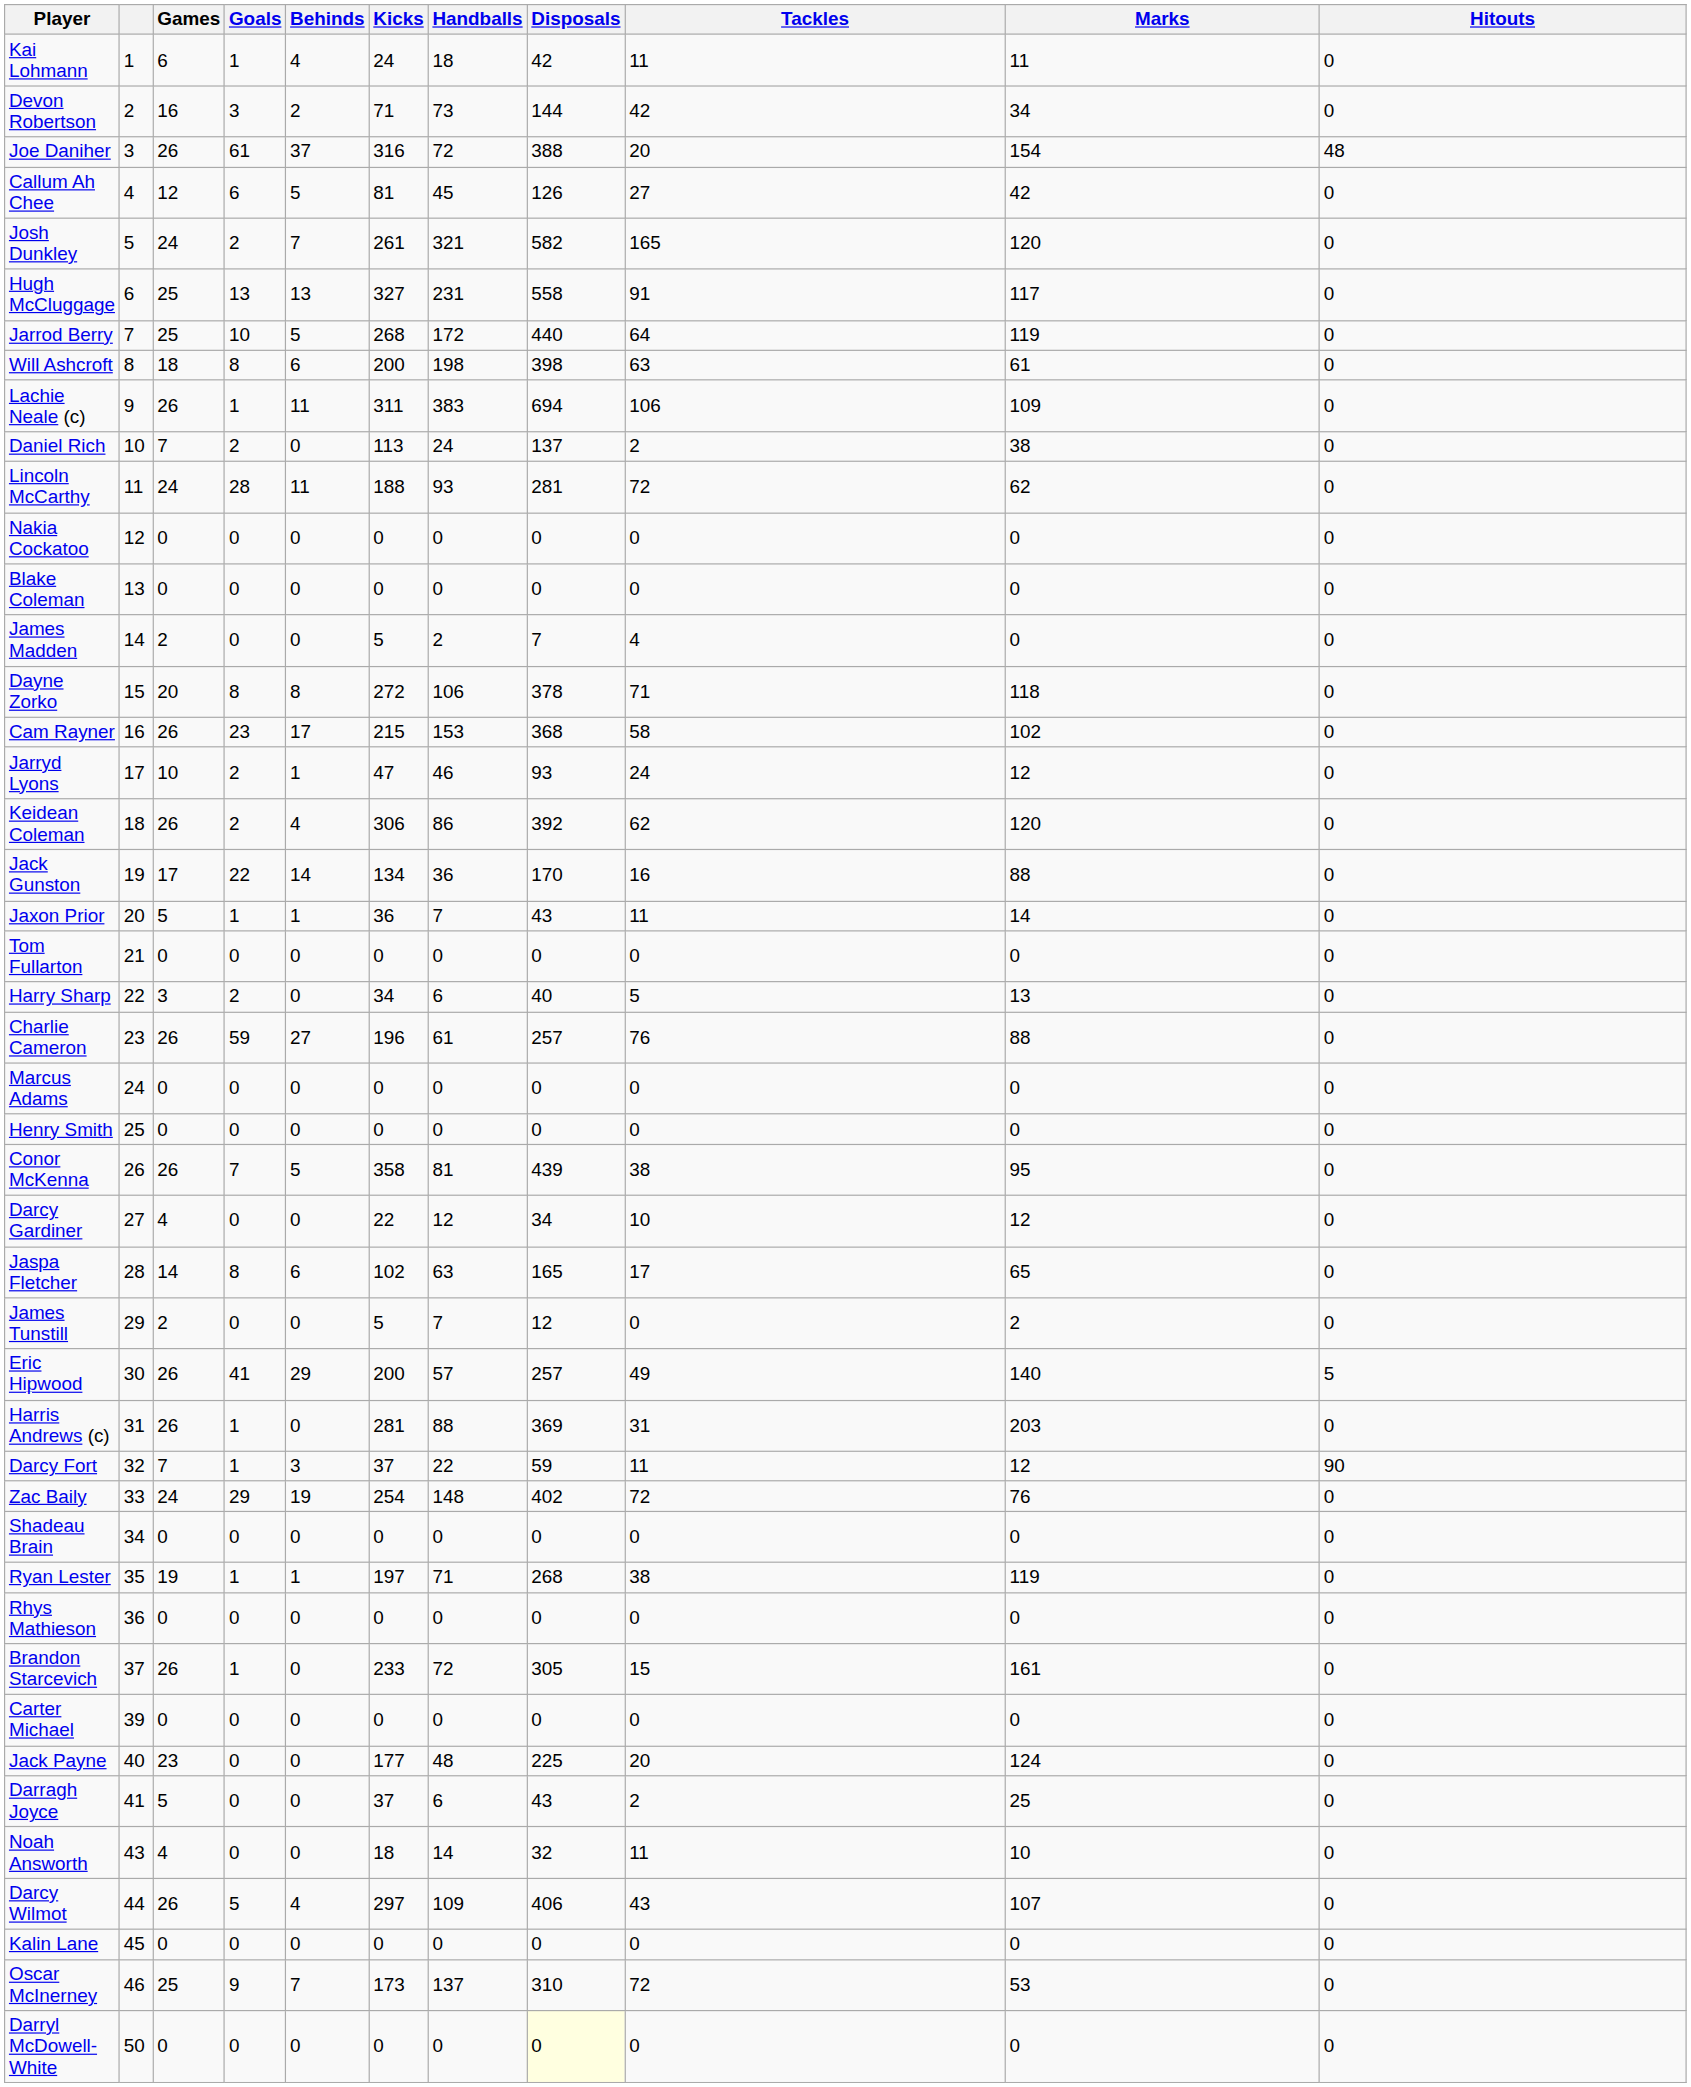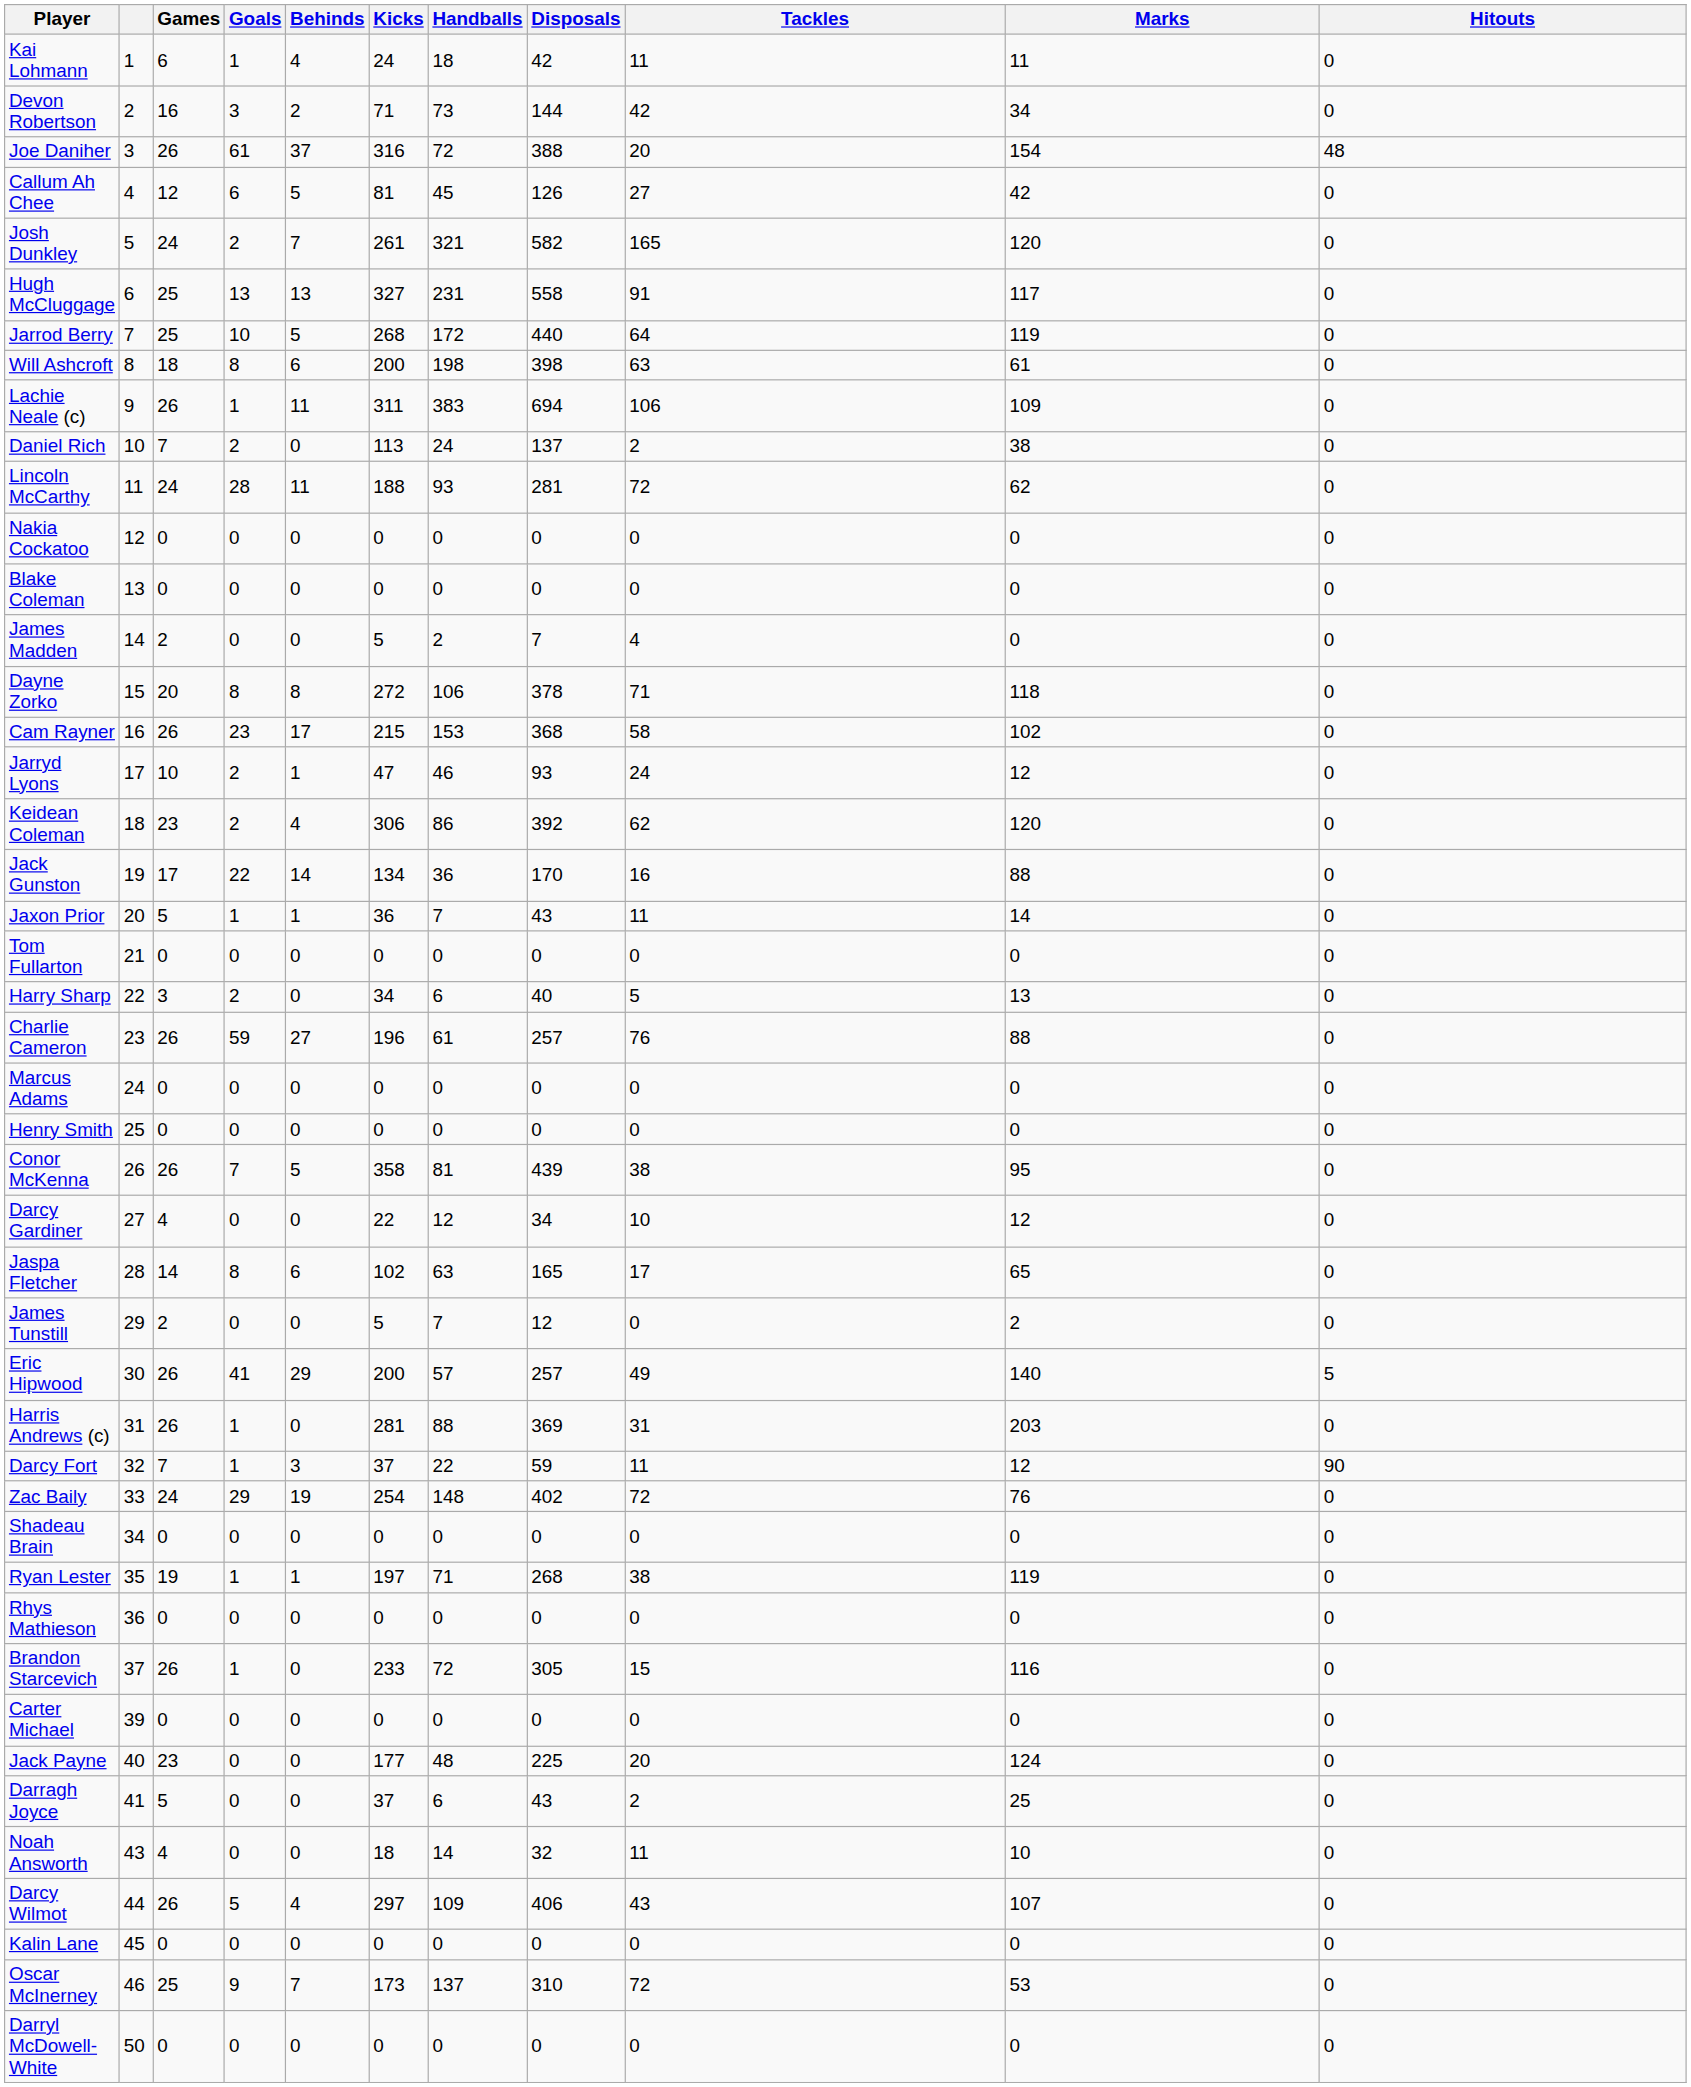(168, 823) 26 -> (168, 823) 23
(1025, 1668) 161 -> (1025, 1668) 116
(537, 2046) lightyellow background -> (537, 2046) no background
